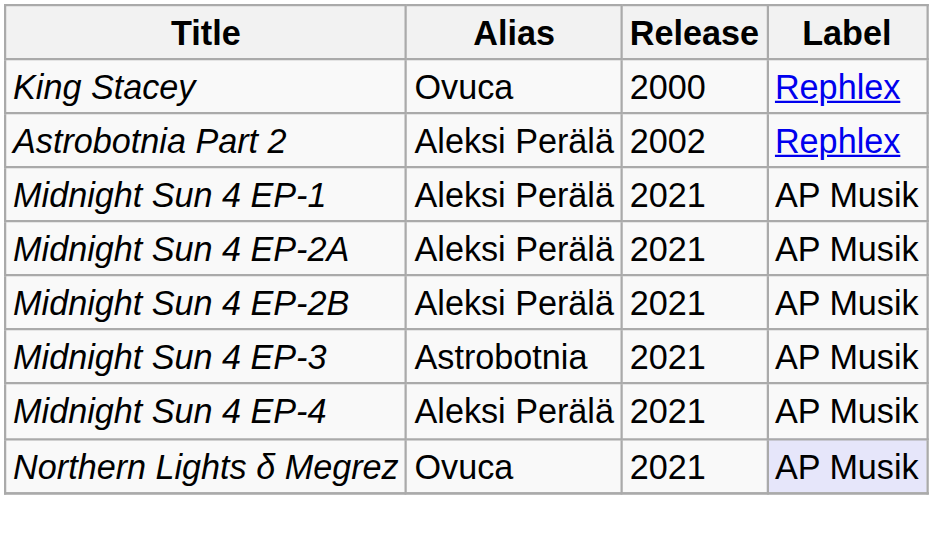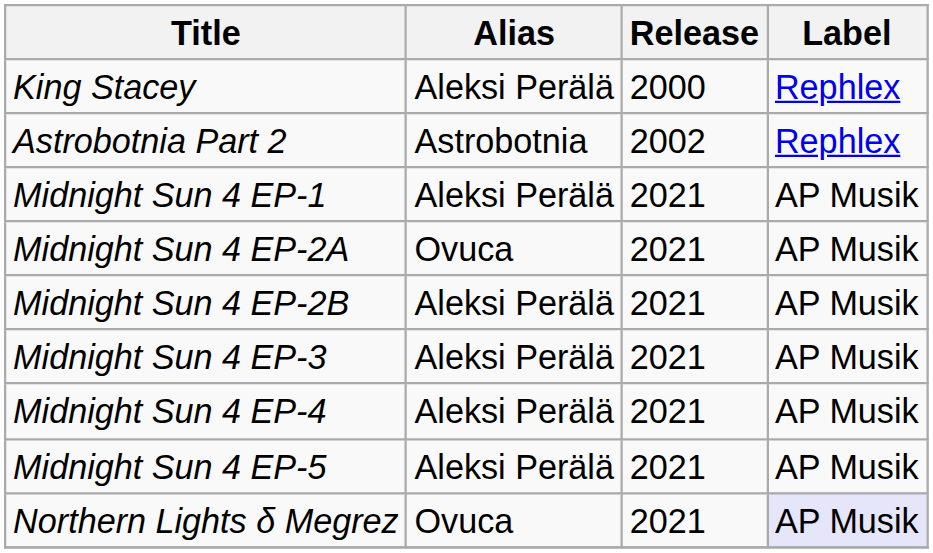(464, 87) Ovuca -> (514, 87) Aleksi Perälä
(514, 141) Aleksi Perälä -> (501, 141) Astrobotnia
(514, 249) Aleksi Perälä -> (464, 249) Ovuca
(501, 357) Astrobotnia -> (514, 357) Aleksi Perälä
+ row: (170, 466)
